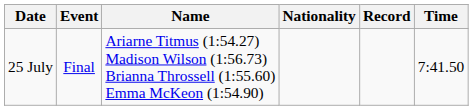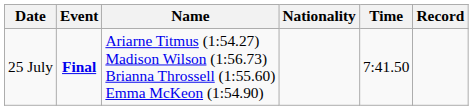columns swapped: (441, 16) <-> (387, 16)
(79, 66) normal -> (79, 66) bold
